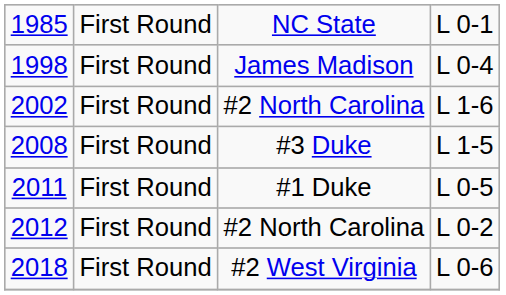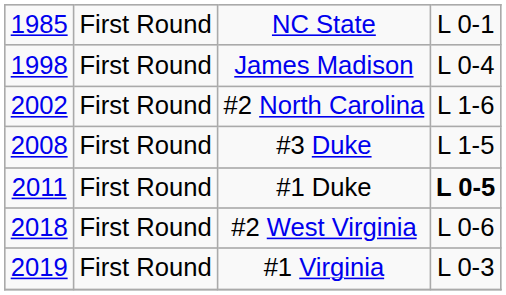(465, 187) normal -> (466, 187) bold
- row: (39, 227)
+ row: (39, 268)
